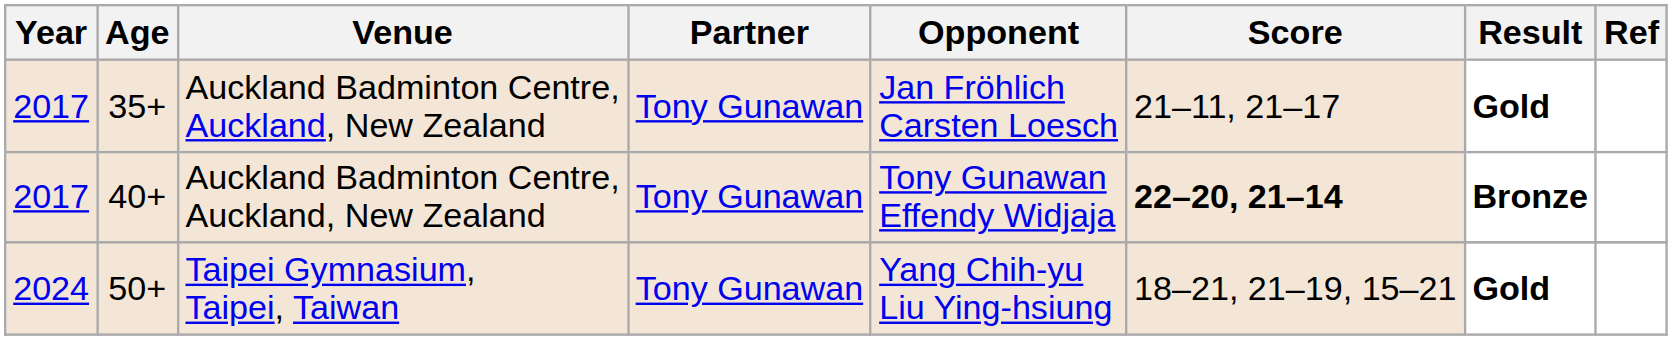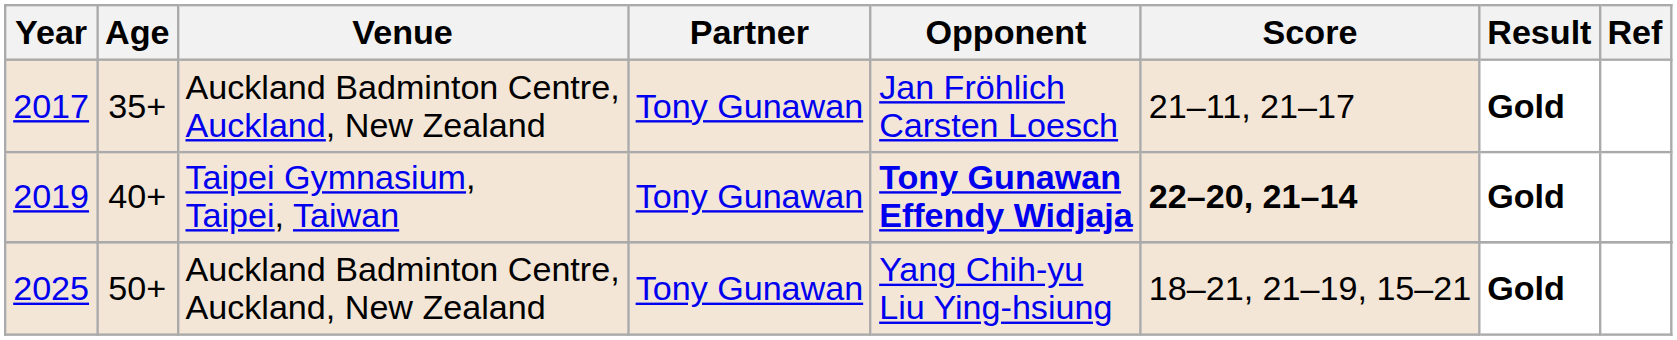(51, 197) 2017 -> (51, 197) 2019
(403, 197) Auckland Badminton Centre, Auckland, New Zealand -> (331, 197) Taipei Gymnasium, Taipei, Taiwan
(997, 197) normal -> (1006, 197) bold
(1530, 197) Bronze -> (1526, 197) Gold
(51, 289) 2024 -> (51, 289) 2025
(331, 289) Taipei Gymnasium, Taipei, Taiwan -> (403, 289) Auckland Badminton Centre, Auckland, New Zealand
